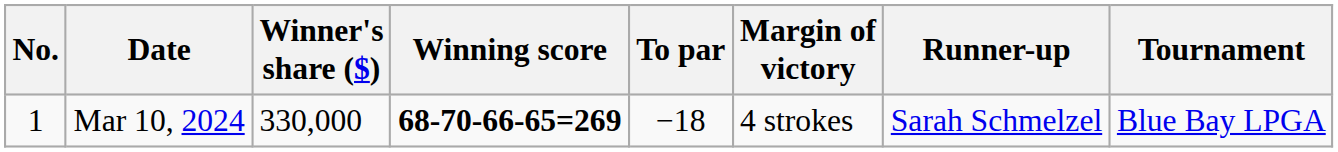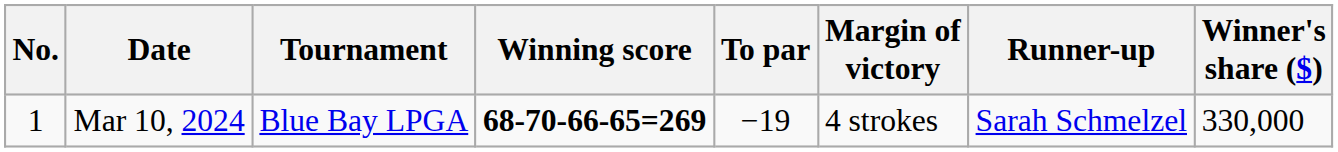columns swapped: (1221, 49) <-> (321, 49)
(681, 120) −18 -> (766, 120) −19
